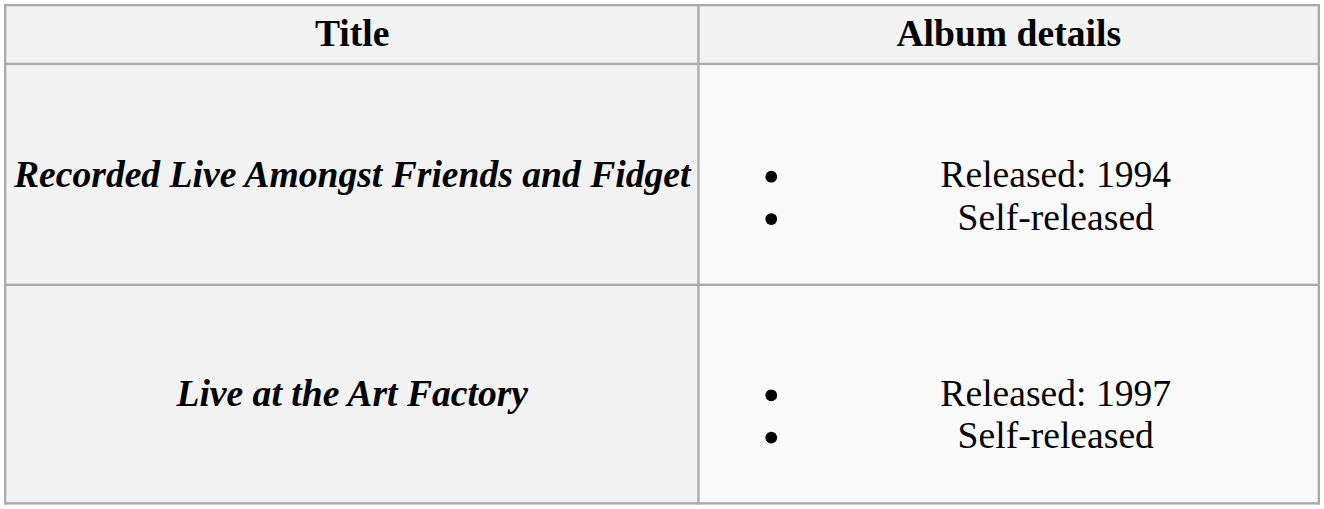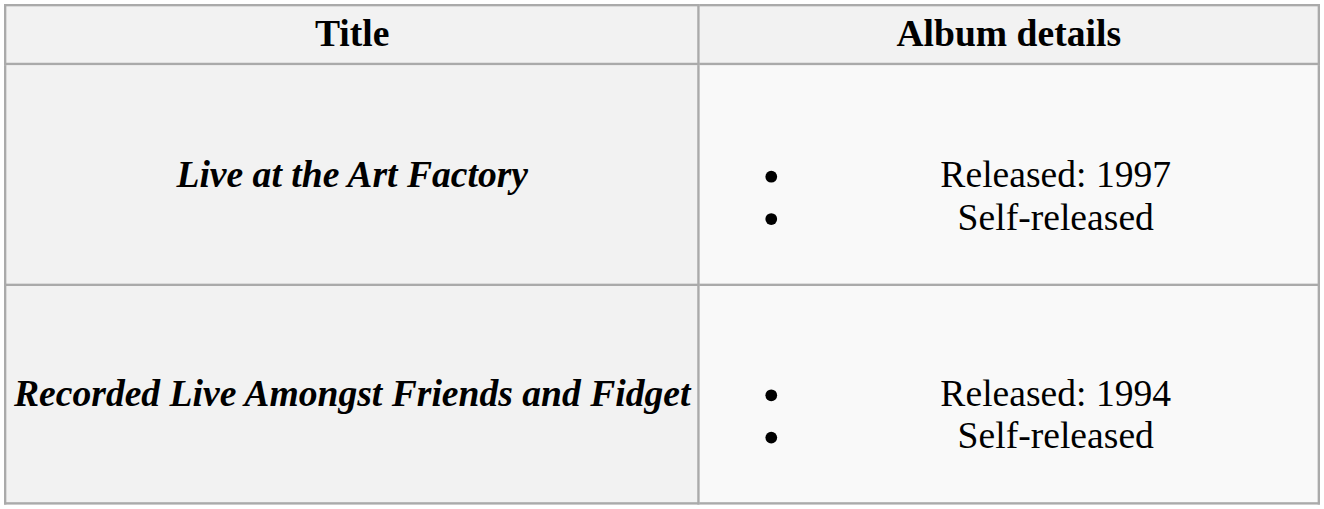rows swapped: (352, 173) <-> (352, 393)
